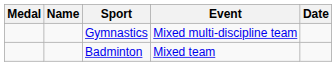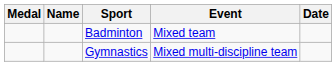rows swapped: (114, 52) <-> (116, 33)
